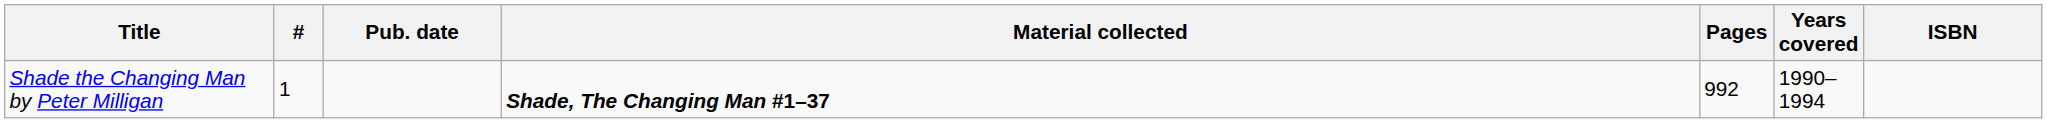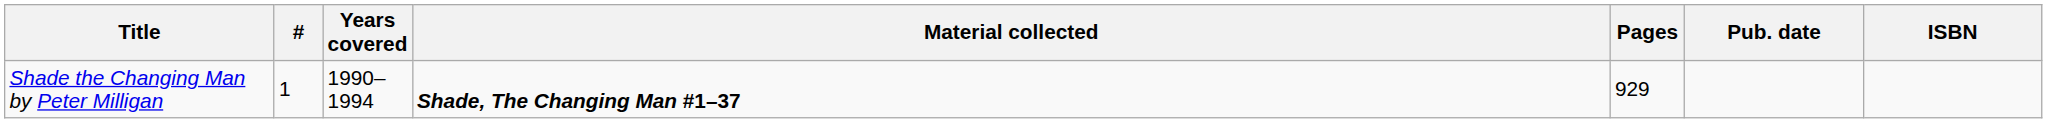columns swapped: (1819, 32) <-> (412, 32)
(1722, 89) 992 -> (1632, 89) 929
